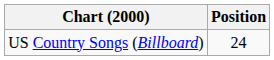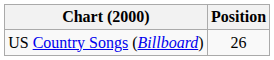(239, 42) 24 -> (239, 42) 26
